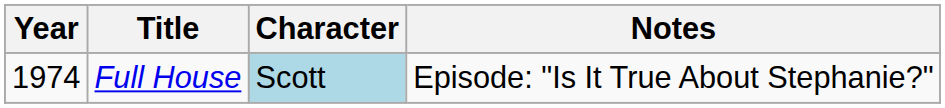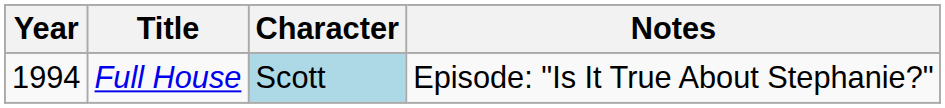(46, 77) 1974 -> (46, 77) 1994
